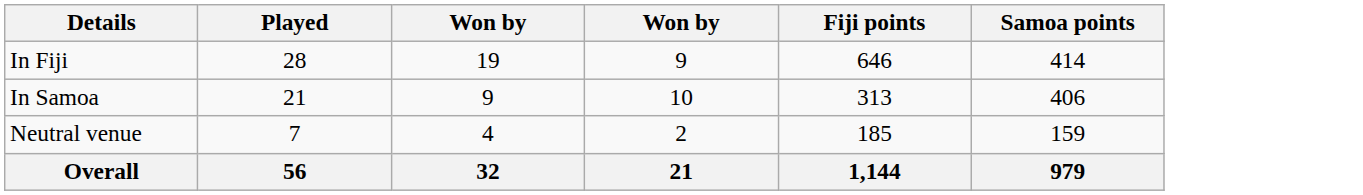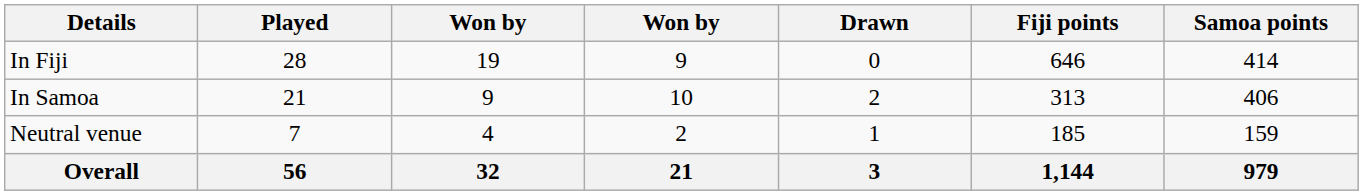+ column: (874, 23)
